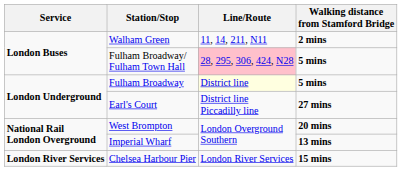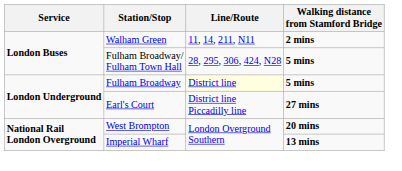(247, 61) pink background -> (235, 61) no background
- row: (152, 158)
